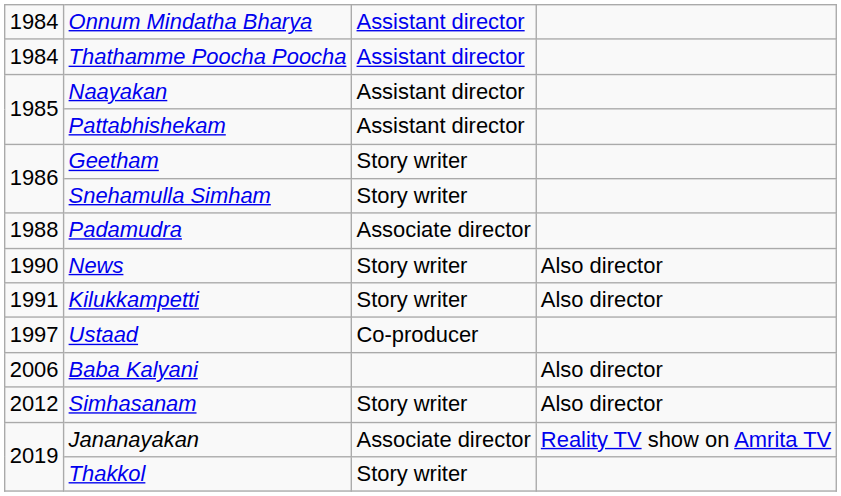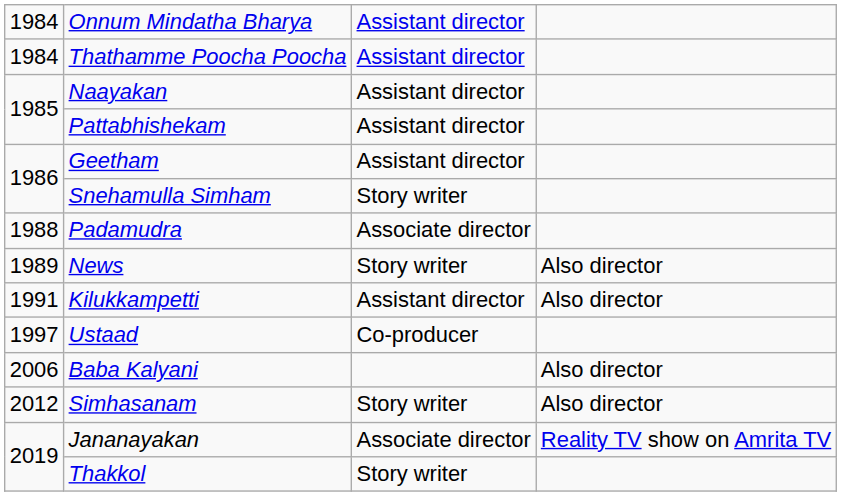(412, 160) Story writer -> (441, 160) Assistant director
(34, 265) 1990 -> (34, 265) 1989
(412, 299) Story writer -> (441, 299) Assistant director
